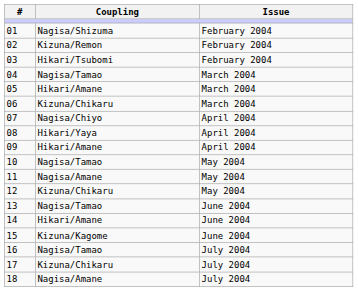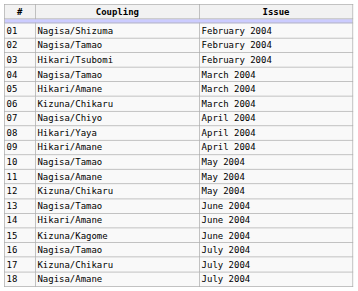(70, 45) Kizuna/Remon -> (70, 45) Nagisa/Tamao
